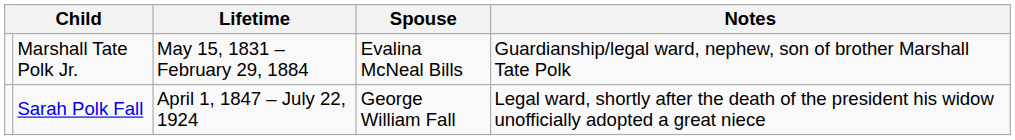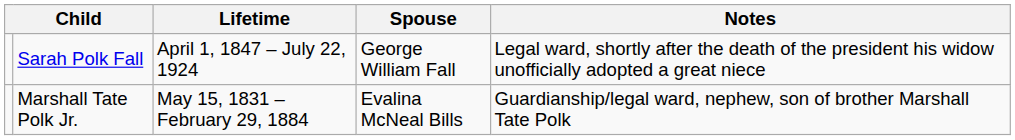rows swapped: (72, 59) <-> (80, 109)
